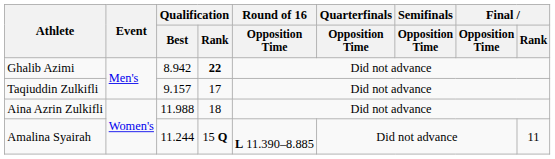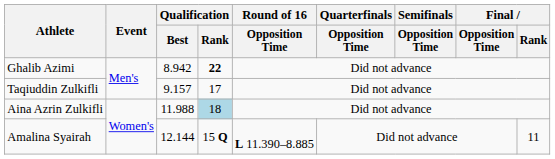(215, 109) no background -> (215, 109) lightblue background
(177, 137) 11.244 -> (177, 137) 12.144
